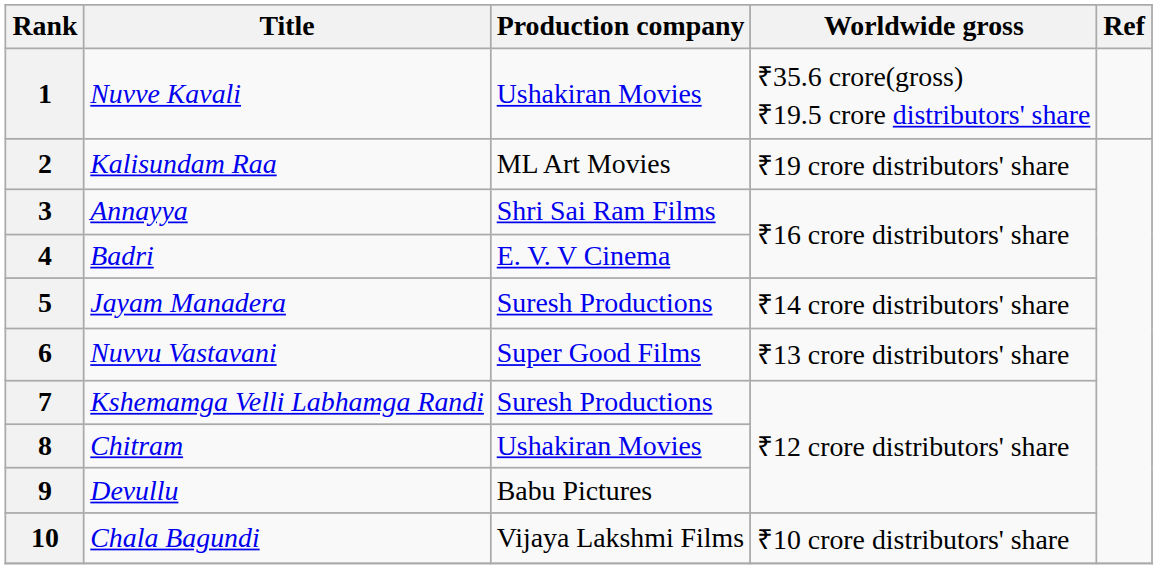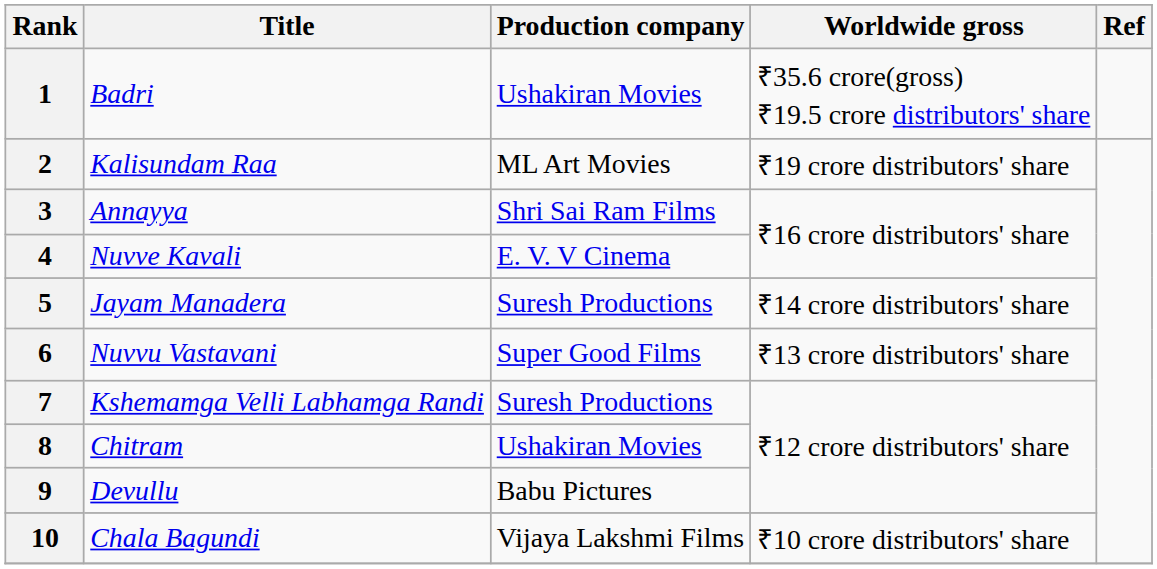(166, 93) Nuvve Kavali -> (122, 93) Badri
(122, 255) Badri -> (166, 255) Nuvve Kavali
